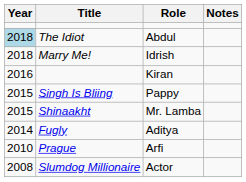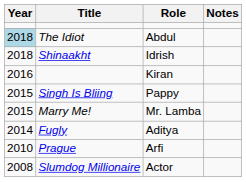(65, 56) Marry Me! -> (64, 56) Shinaakht
(64, 111) Shinaakht -> (65, 111) Marry Me!
